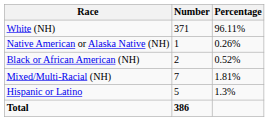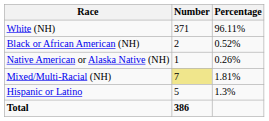rows swapped: (73, 60) <-> (88, 44)
(176, 76) no background -> (176, 76) khaki background
